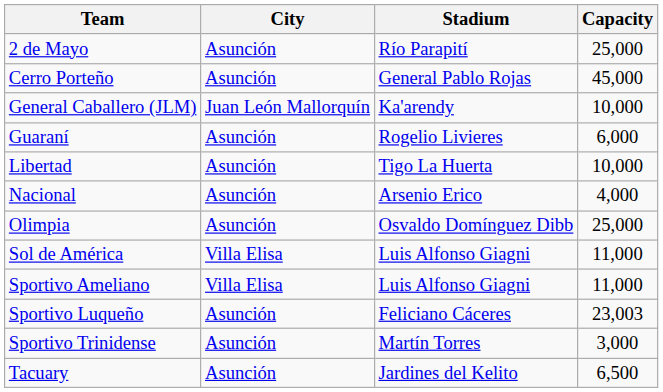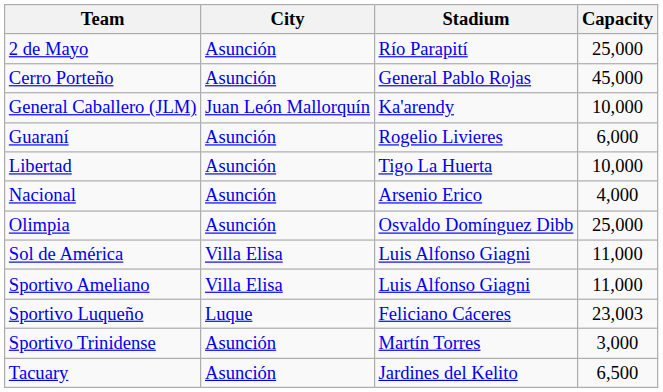(241, 313) Asunción -> (229, 313) Luque
